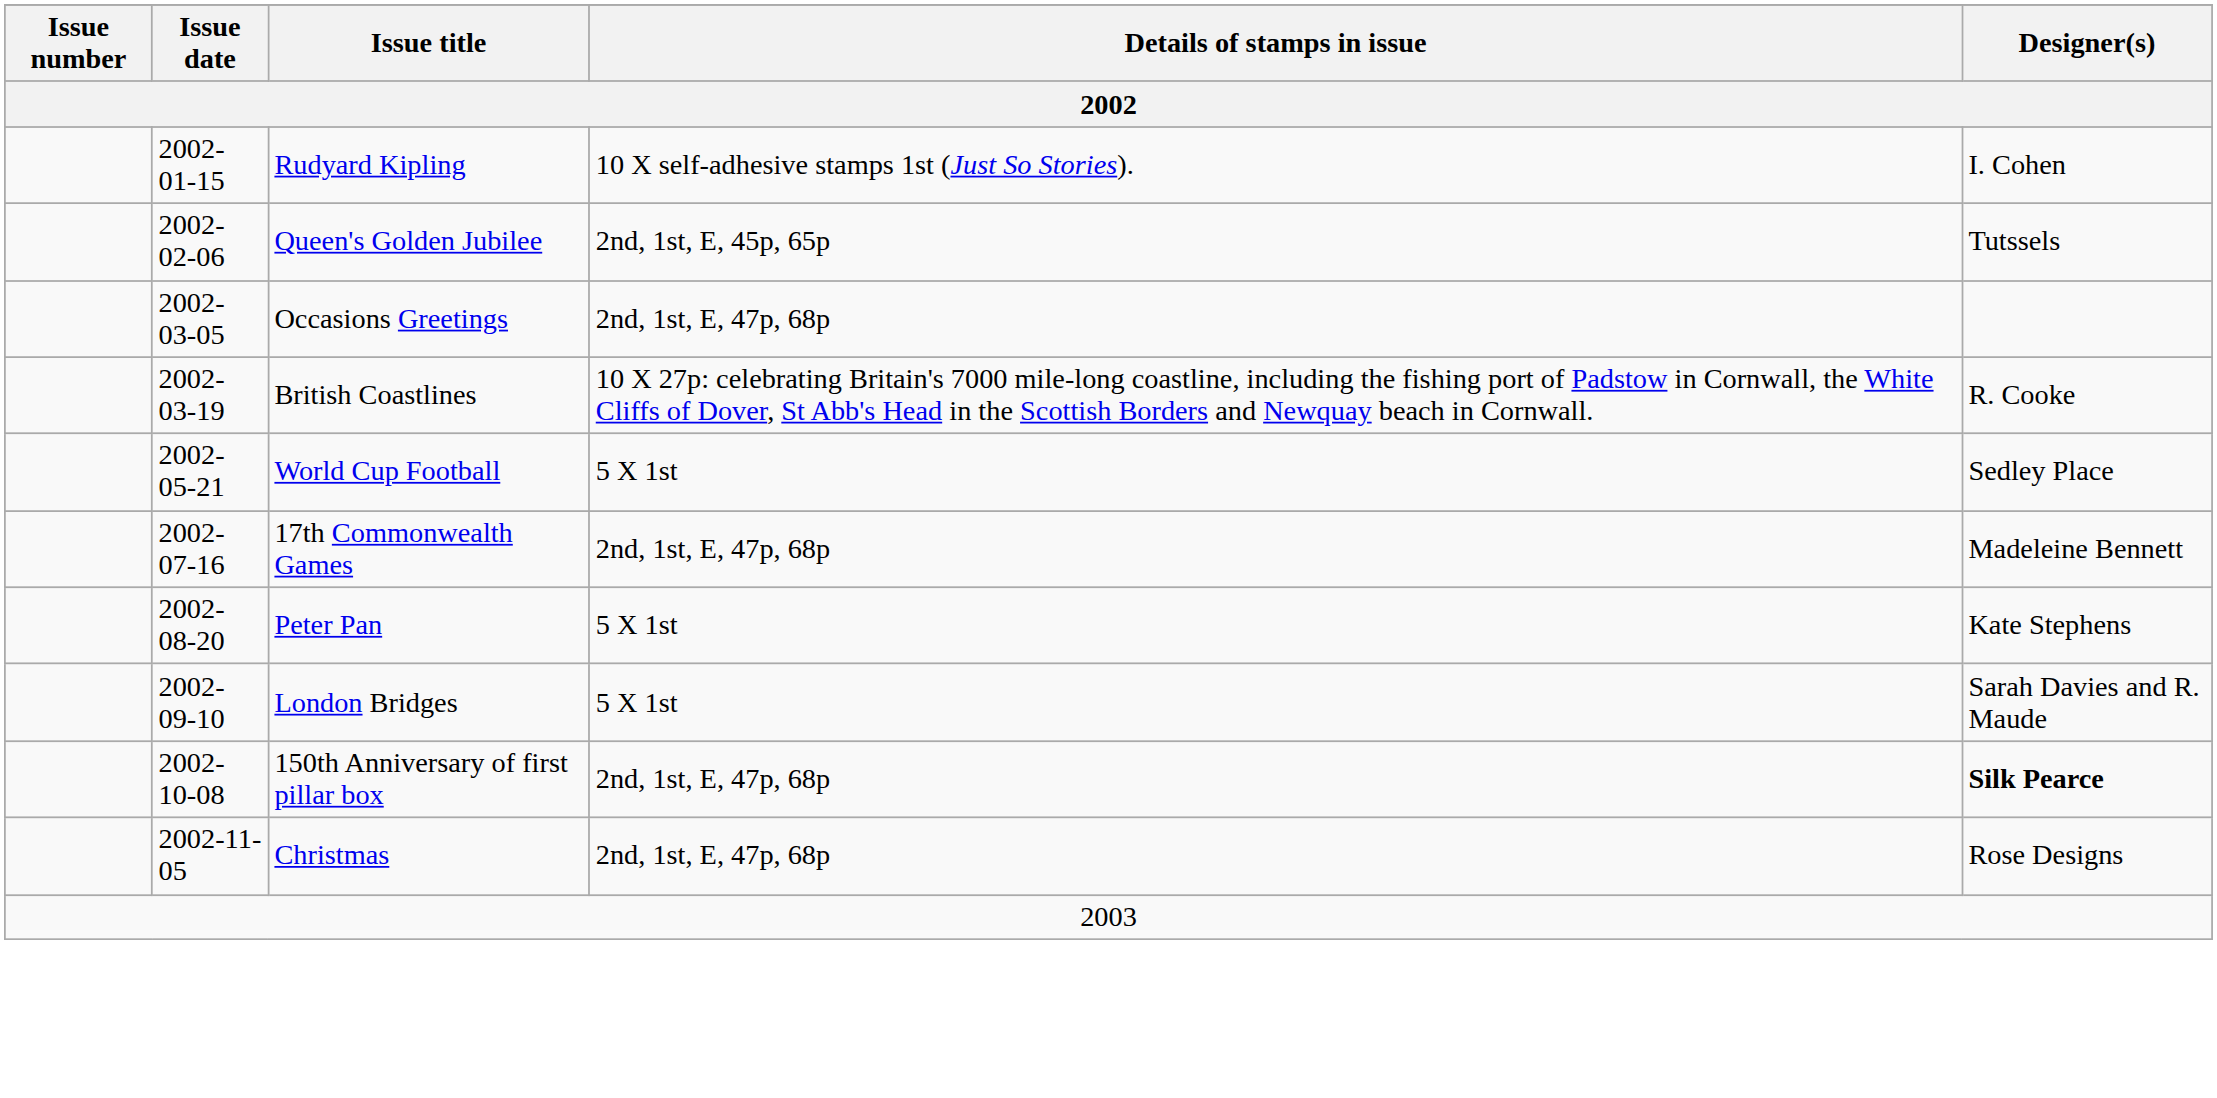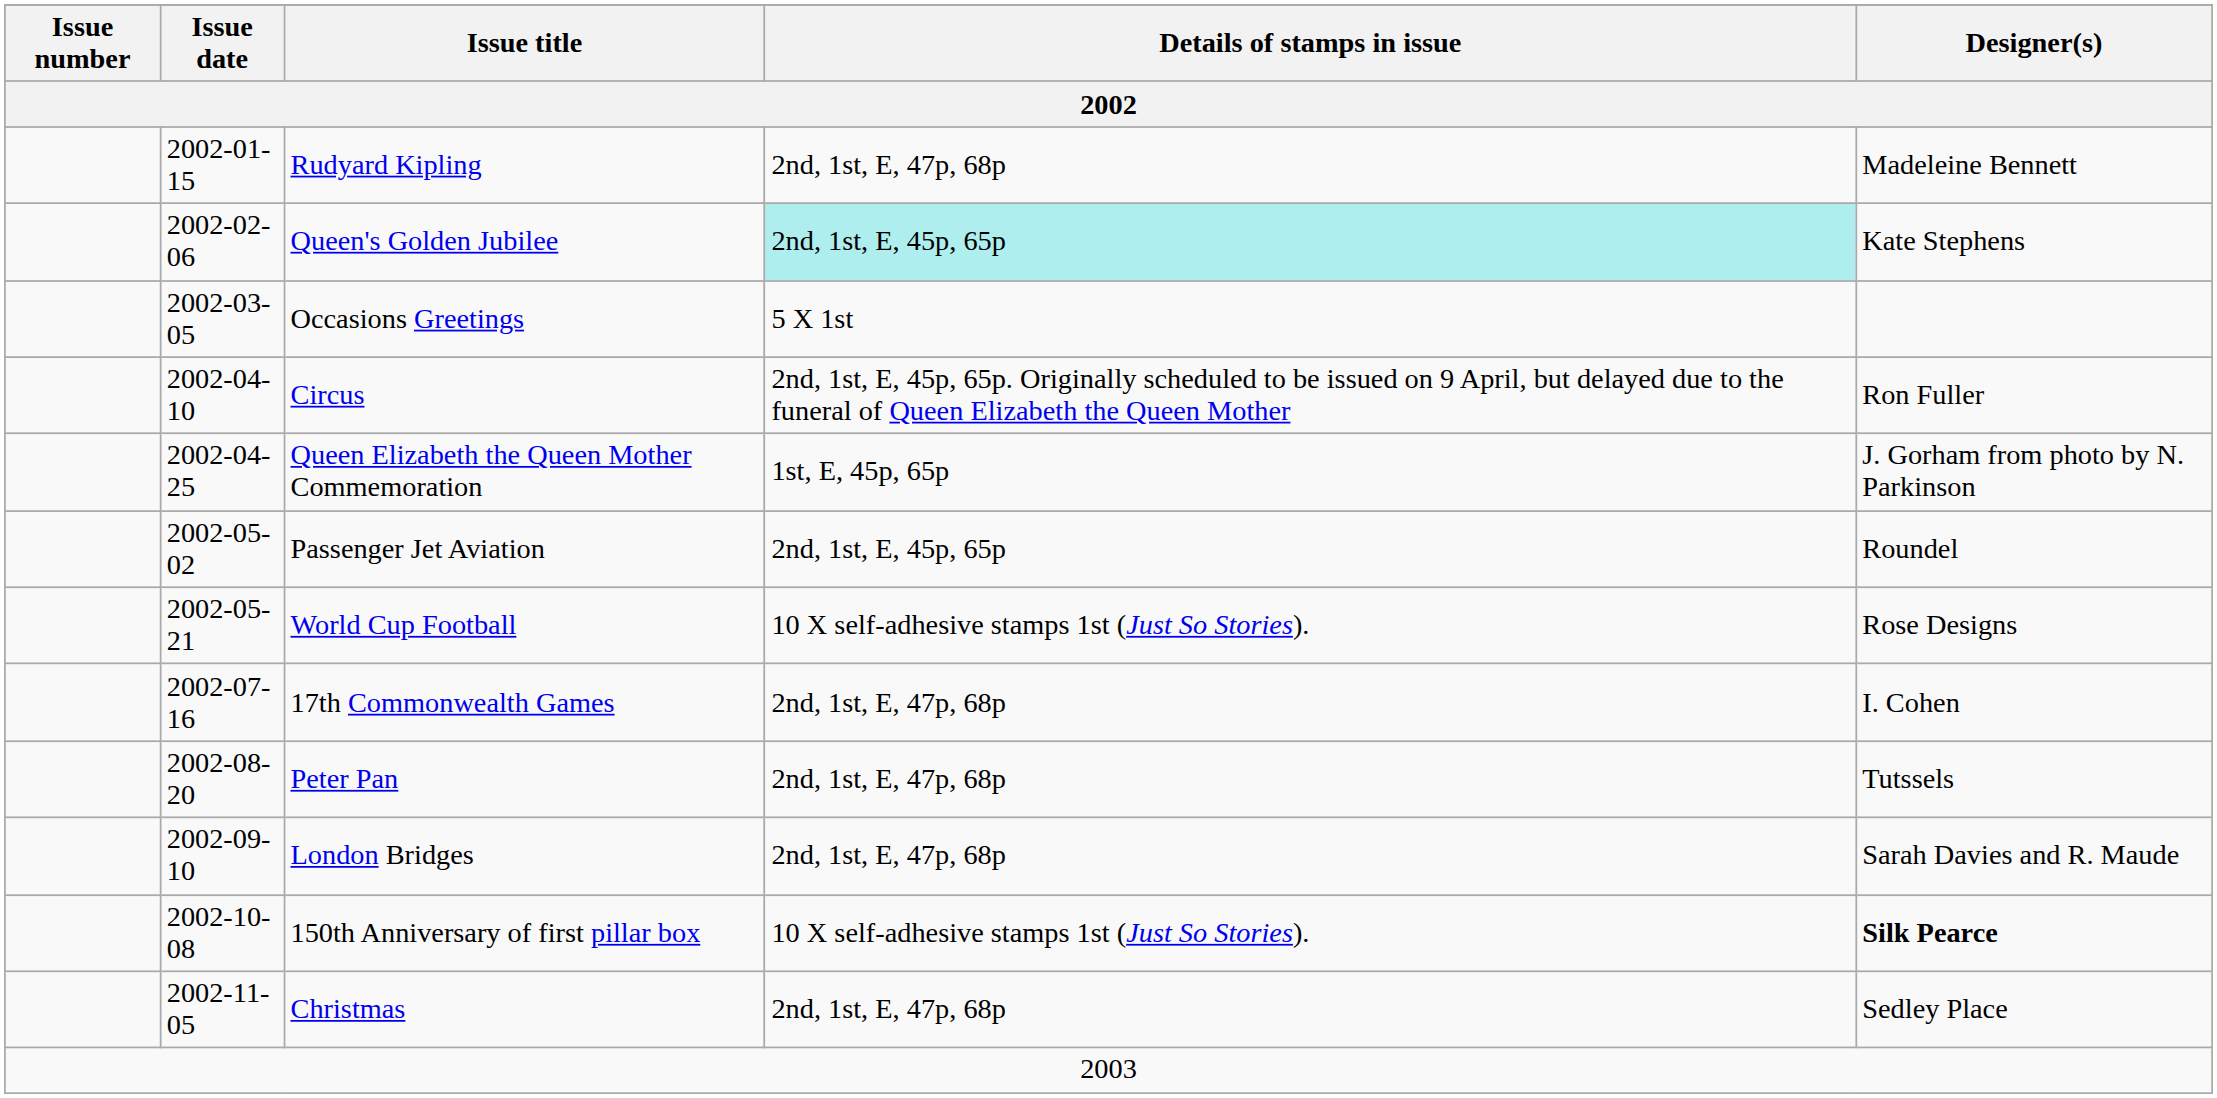(865, 164) 10 X self-adhesive stamps 1st (Just So Stories). -> (889, 164) 2nd, 1st, E, 47p, 68p
(2017, 164) I. Cohen -> (1970, 164) Madeleine Bennett
(713, 241) no background -> (889, 241) paleturquoise background
(2014, 241) Tutssels -> (1944, 241) Kate Stephens
(713, 318) 2nd, 1st, E, 47p, 68p -> (812, 318) 5 X 1st
- row: (376, 394)
+ row: (327, 394)
+ row: (491, 471)
+ row: (418, 548)
(637, 471) 5 X 1st -> (1040, 625) 10 X self-adhesive stamps 1st (Just So Stories).
(2041, 471) Sedley Place -> (1940, 625) Rose Designs
(2076, 548) Madeleine Bennett -> (1911, 701) I. Cohen
(637, 625) 5 X 1st -> (889, 778) 2nd, 1st, E, 47p, 68p
(2050, 625) Kate Stephens -> (1908, 778) Tutssels
(637, 701) 5 X 1st -> (889, 855) 2nd, 1st, E, 47p, 68p
(713, 778) 2nd, 1st, E, 47p, 68p -> (1040, 932) 10 X self-adhesive stamps 1st (Just So Stories).
(2046, 855) Rose Designs -> (1935, 1009) Sedley Place
